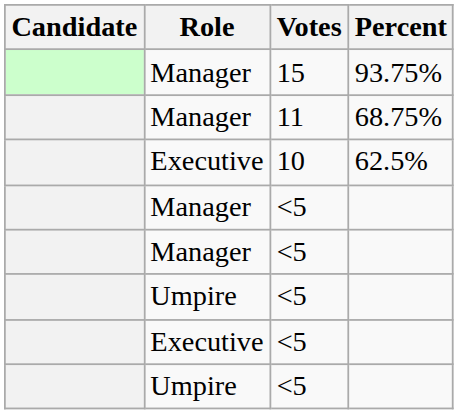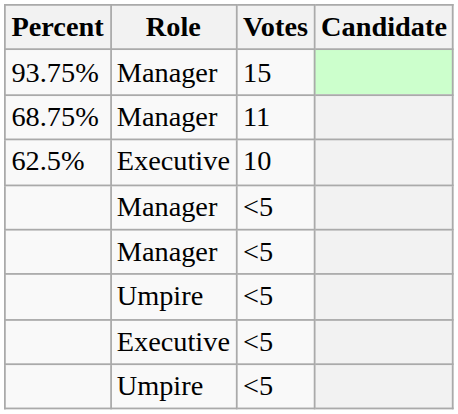columns swapped: (74, 26) <-> (401, 26)
